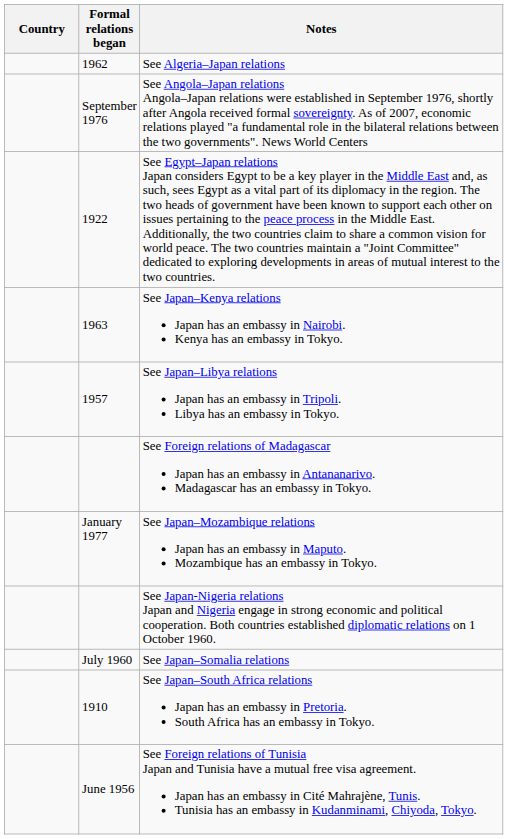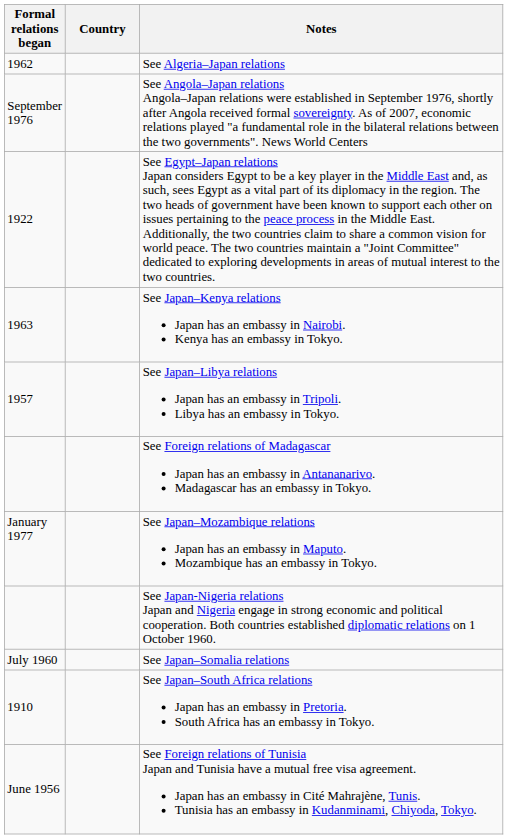columns swapped: (42, 29) <-> (109, 29)
